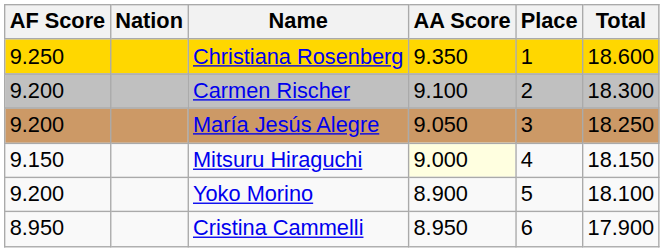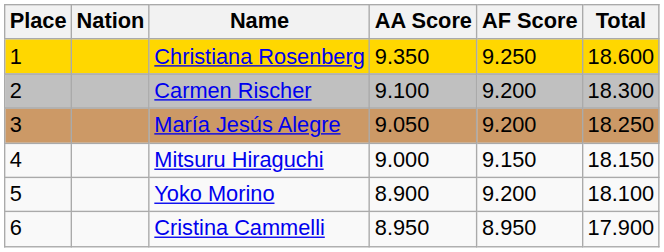columns swapped: (549, 21) <-> (57, 21)
(441, 159) lightyellow background -> (402, 159) no background
